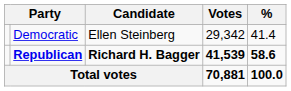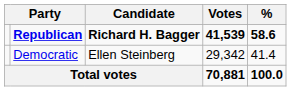rows swapped: (48, 55) <-> (46, 34)
